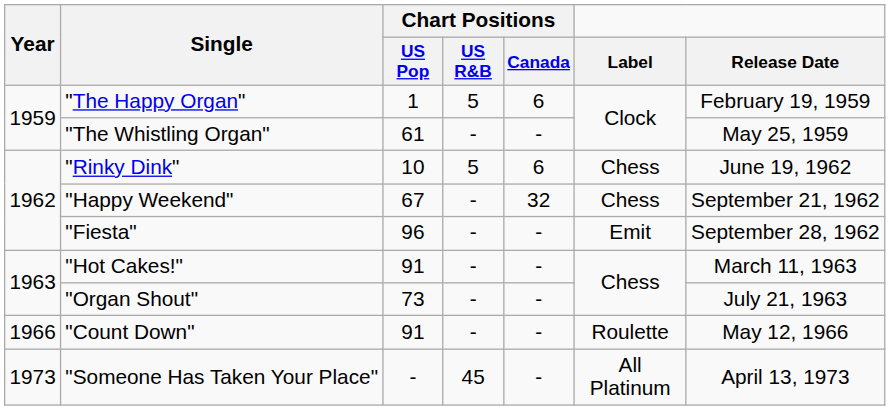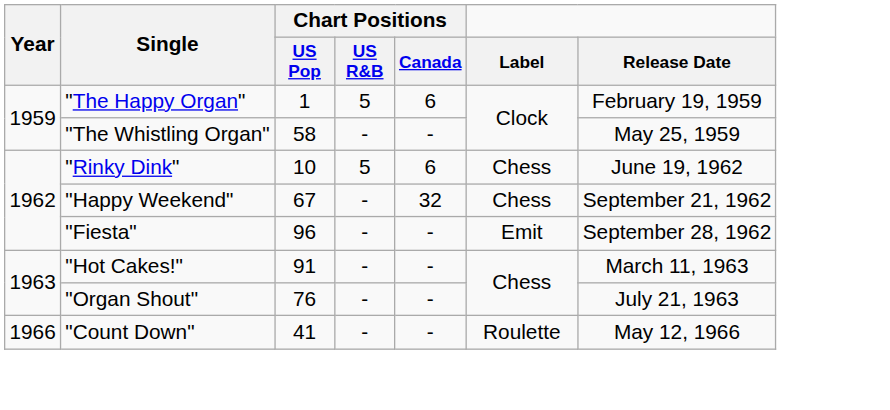(413, 134) 61 -> (305, 134) 58
(413, 299) 73 -> (305, 299) 76
(413, 332) 91 -> (305, 332) 41
- row: (222, 376)
